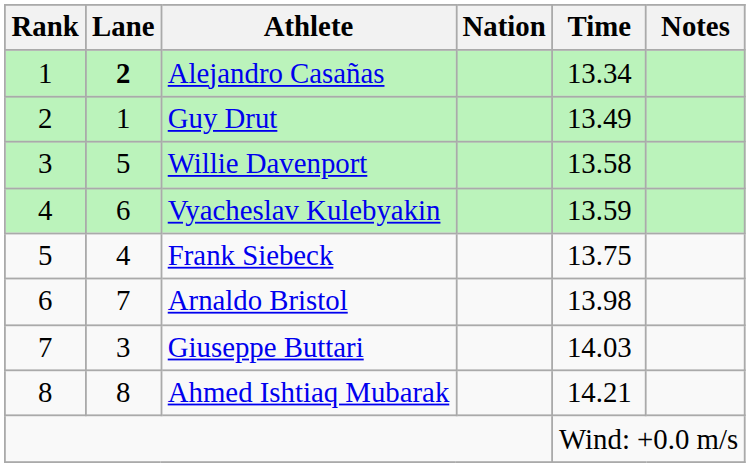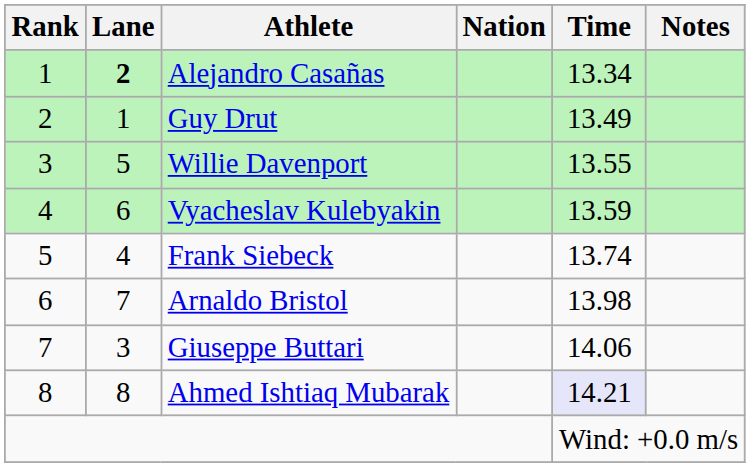(599, 164) 13.58 -> (599, 164) 13.55
(599, 255) 13.75 -> (599, 255) 13.74
(599, 347) 14.03 -> (599, 347) 14.06
(599, 392) no background -> (599, 392) lavender background
